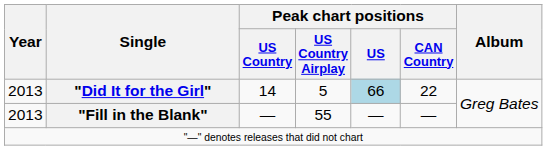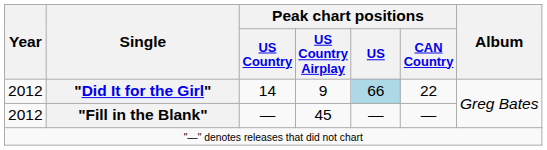(25, 91) 2013 -> (25, 91) 2012
(323, 91) 5 -> (323, 91) 9
(25, 115) 2013 -> (25, 115) 2012
(323, 115) 55 -> (323, 115) 45
